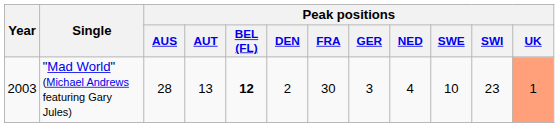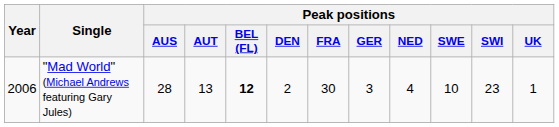(22, 89) 2003 -> (22, 89) 2006
(533, 89) lightsalmon background -> (533, 89) no background
